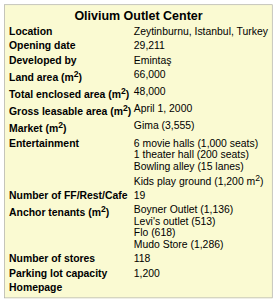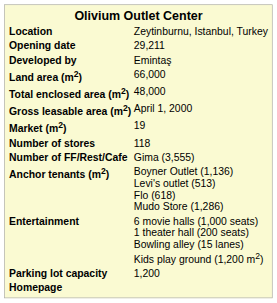(164, 126) Gima (3,555) -> (140, 126) 19
rows swapped: (52, 259) <-> (44, 143)
(140, 195) 19 -> (164, 157) Gima (3,555)
